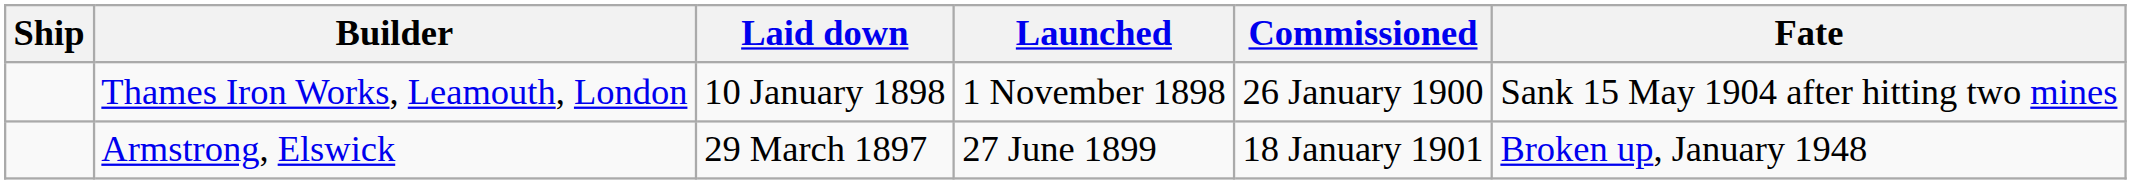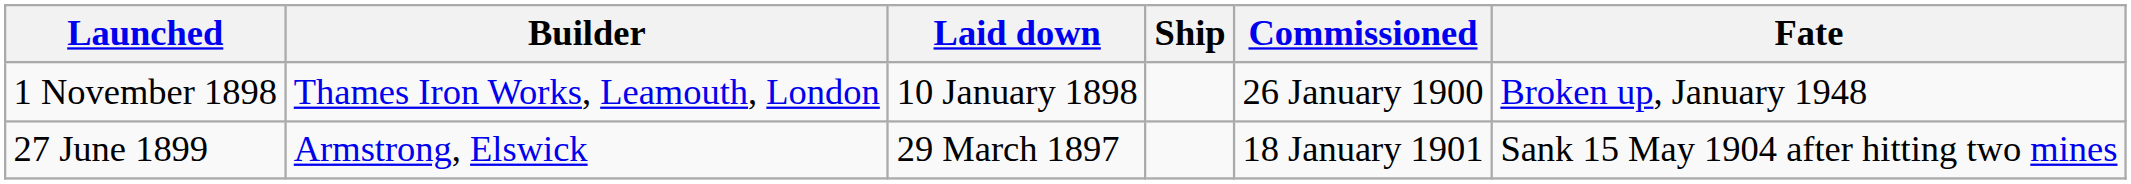columns swapped: (49, 33) <-> (1094, 33)
(1809, 91) Sank 15 May 1904 after hitting two mines -> (1684, 91) Broken up, January 1948
(1684, 149) Broken up, January 1948 -> (1809, 149) Sank 15 May 1904 after hitting two mines
